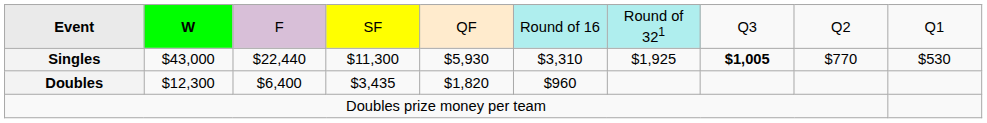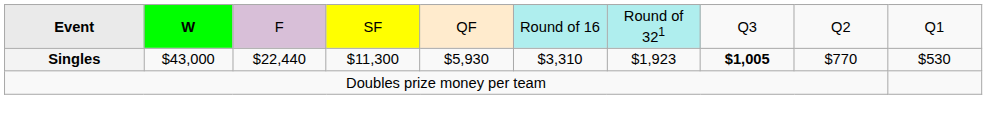(654, 60) $1,925 -> (654, 60) $1,923
- row: (74, 83)
